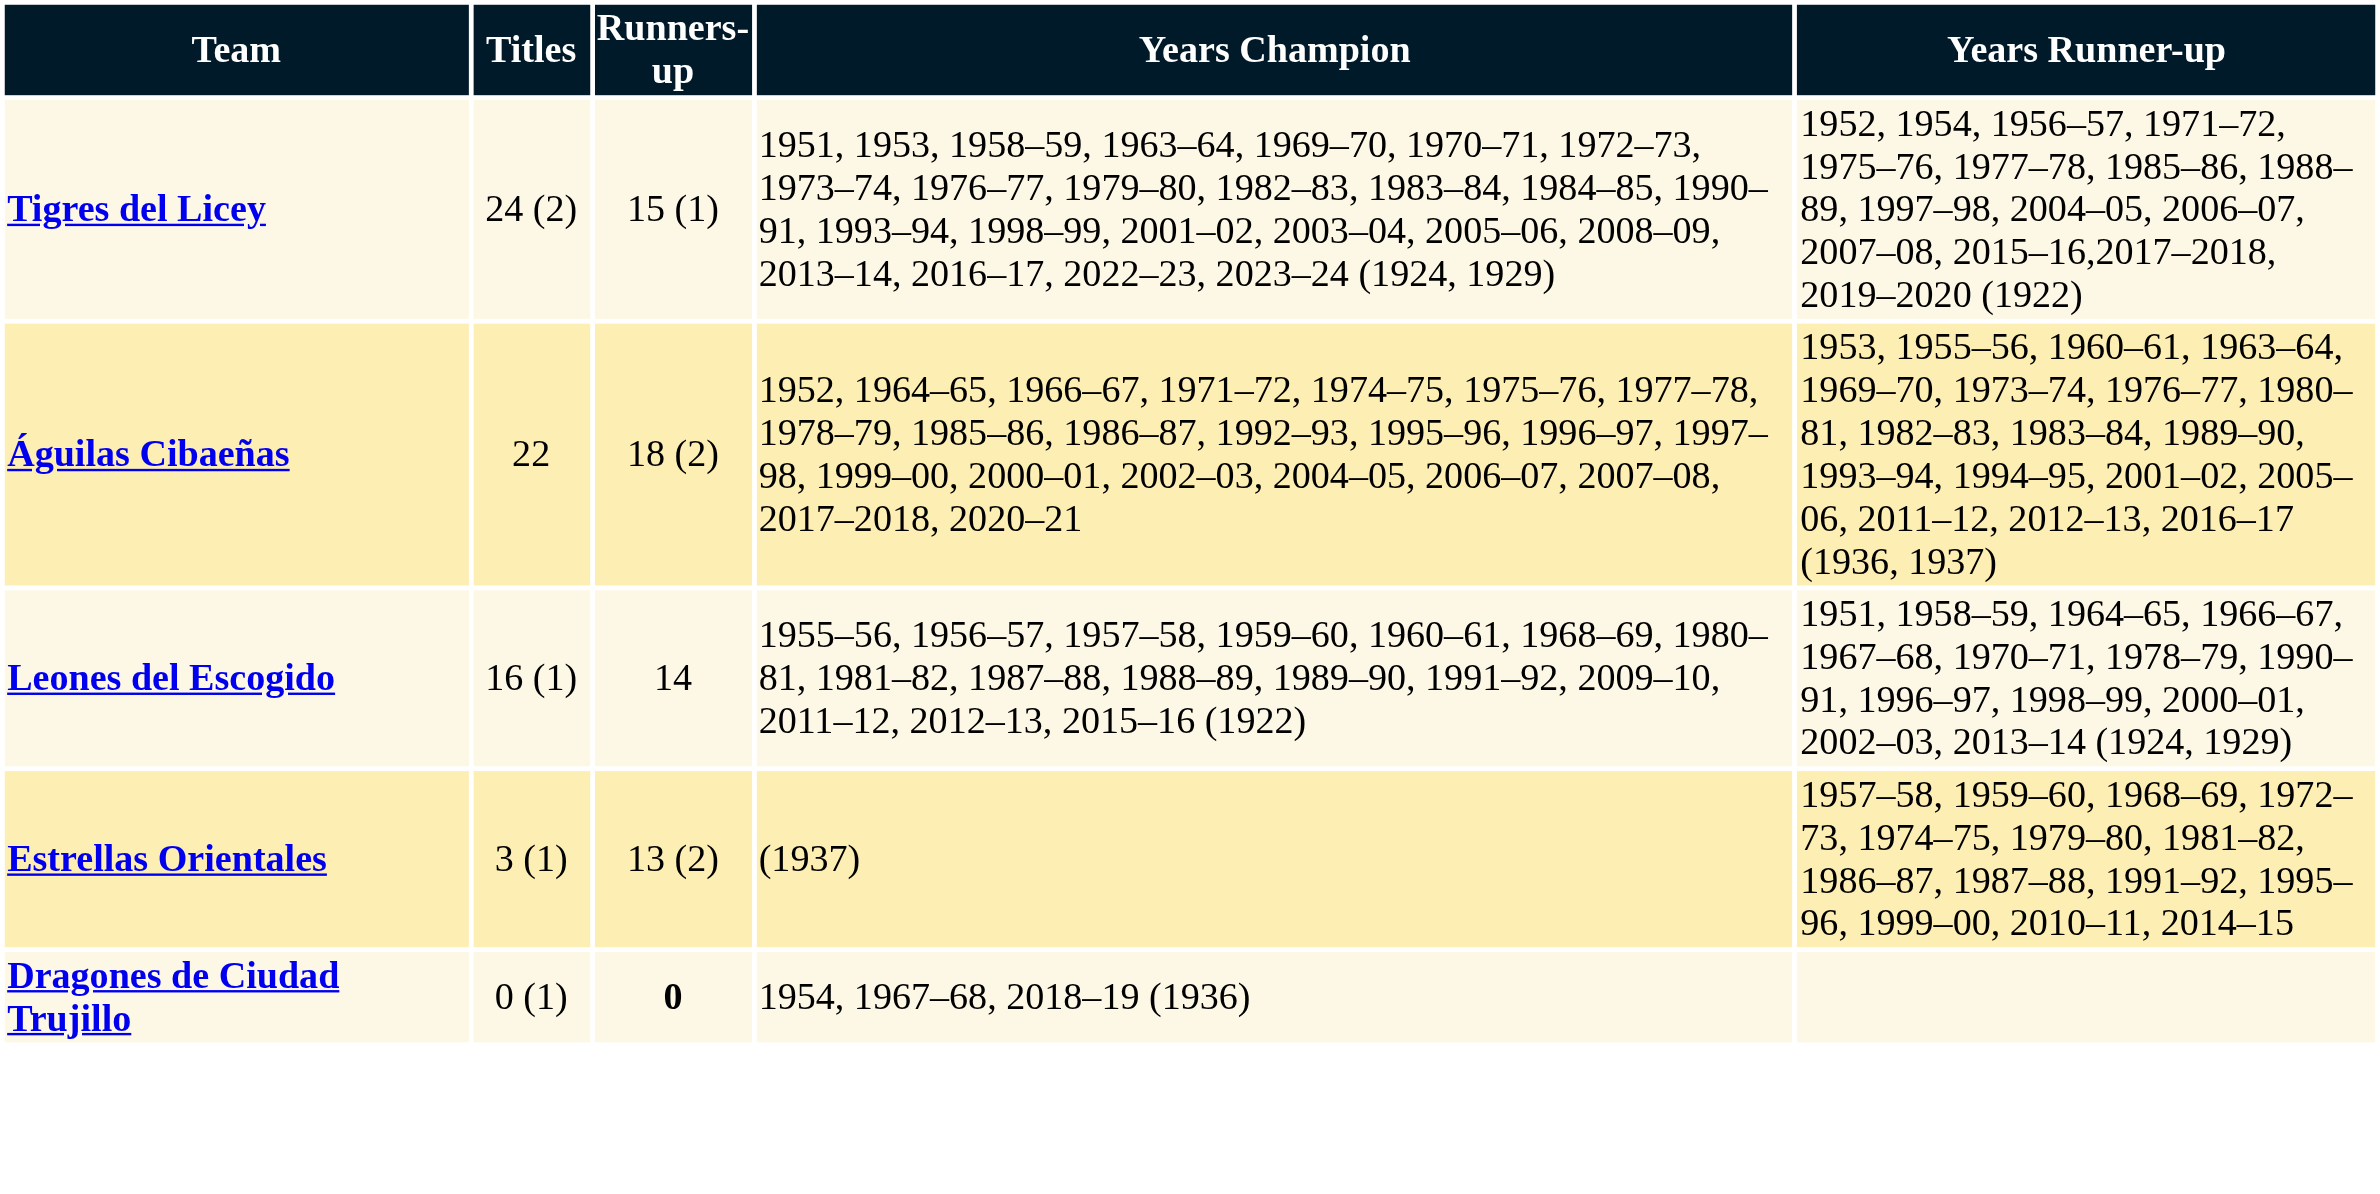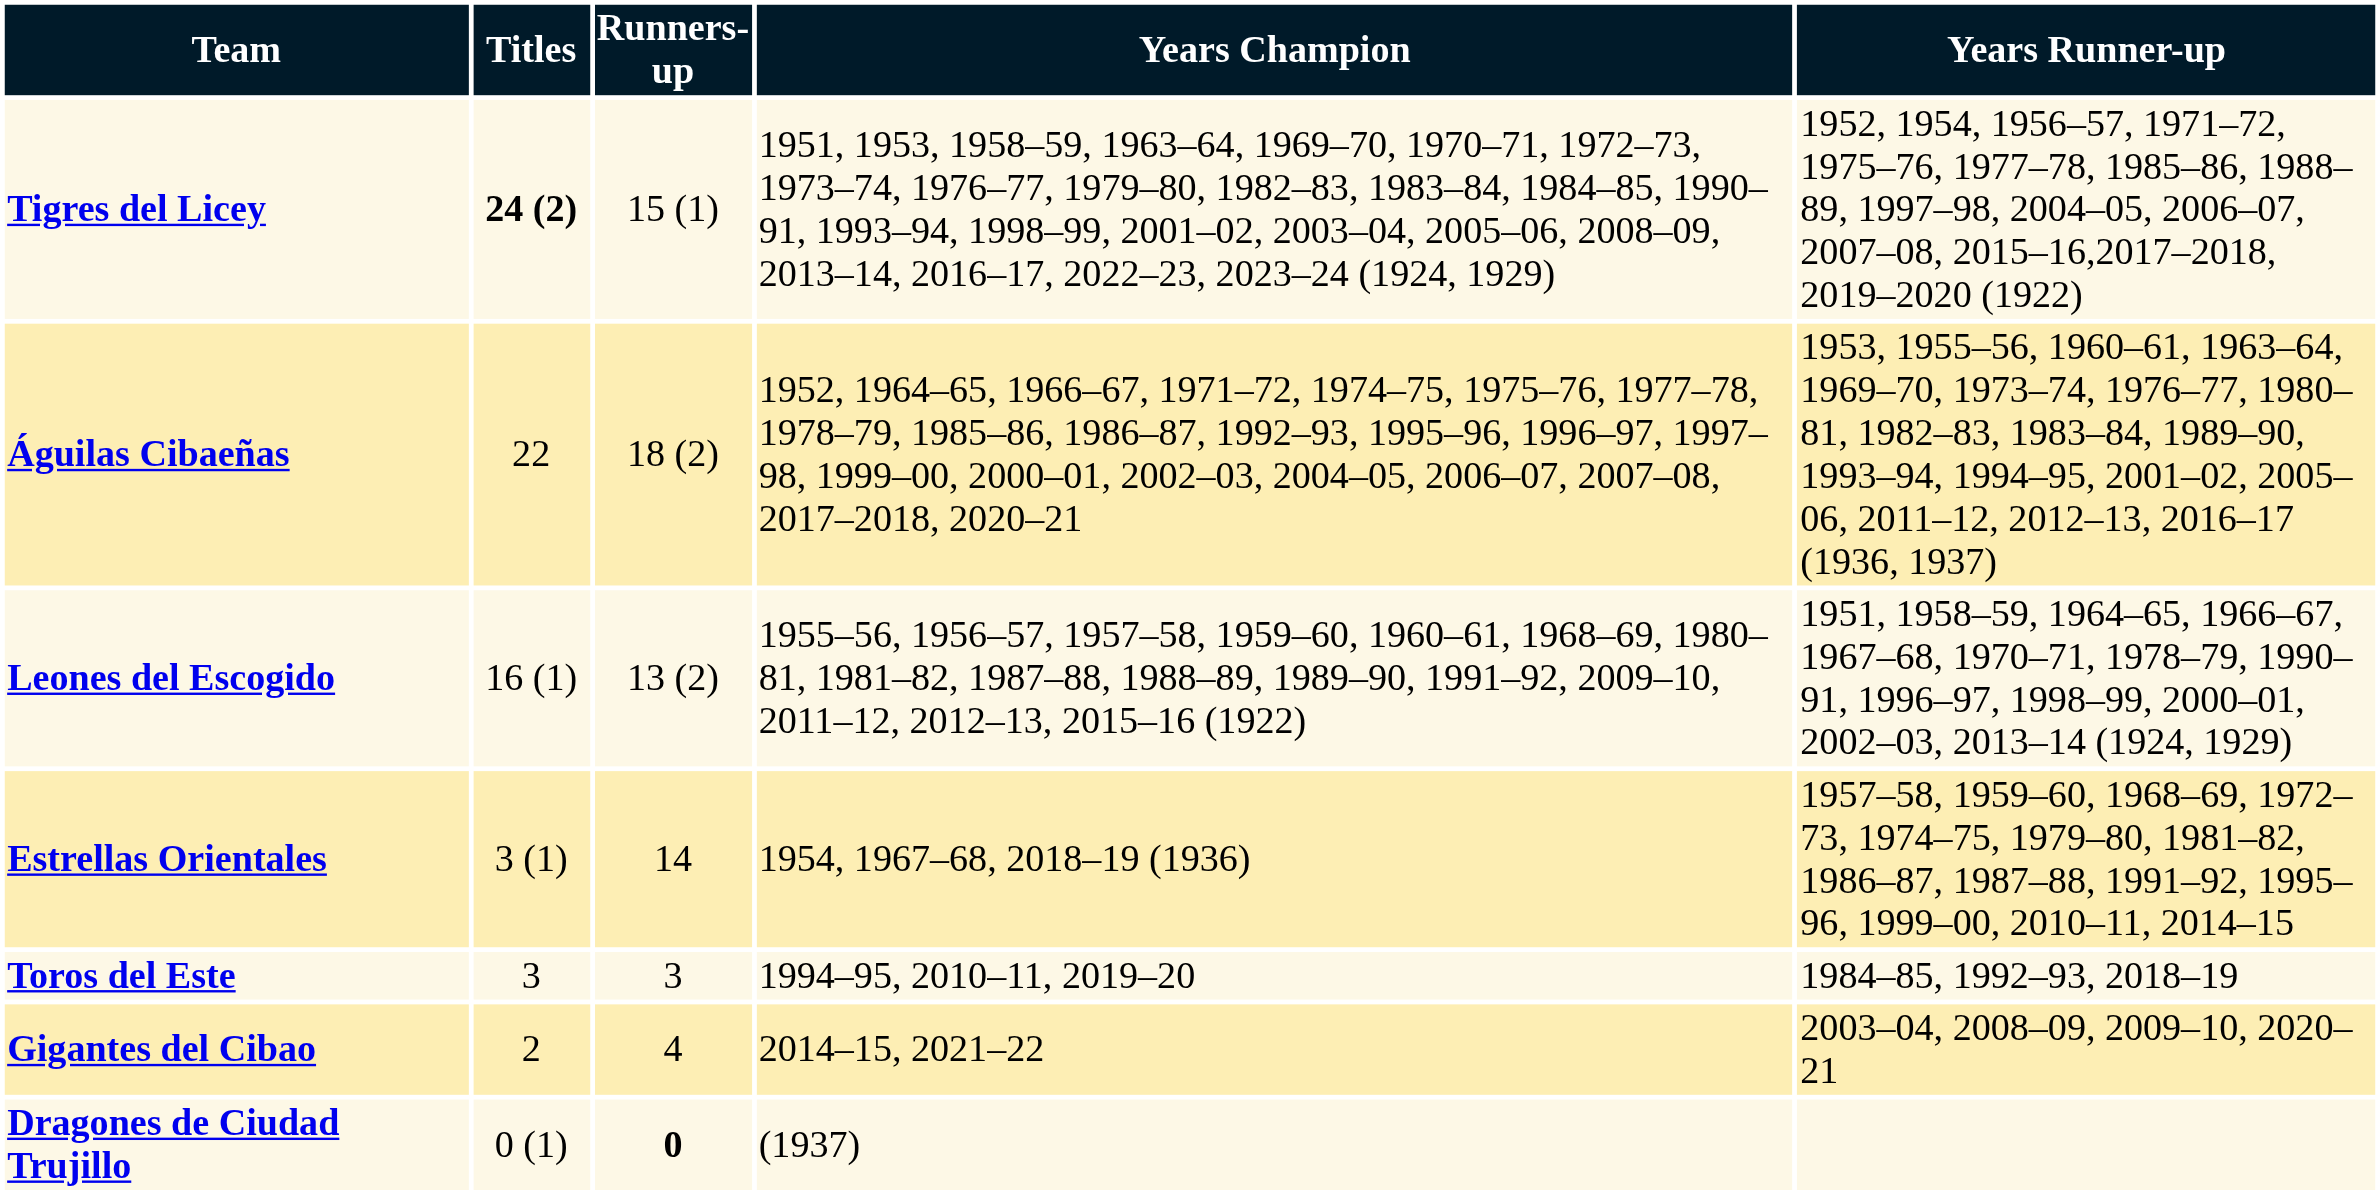(531, 208) normal -> (531, 208) bold
(673, 677) 14 -> (673, 677) 13 (2)
(673, 858) 13 (2) -> (673, 858) 14
(809, 858) (1937) -> (1005, 858) 1954, 1967–68, 2018–19 (1936)
+ row: (121, 975)
+ row: (162, 1048)
(1005, 996) 1954, 1967–68, 2018–19 (1936) -> (809, 1144) (1937)
